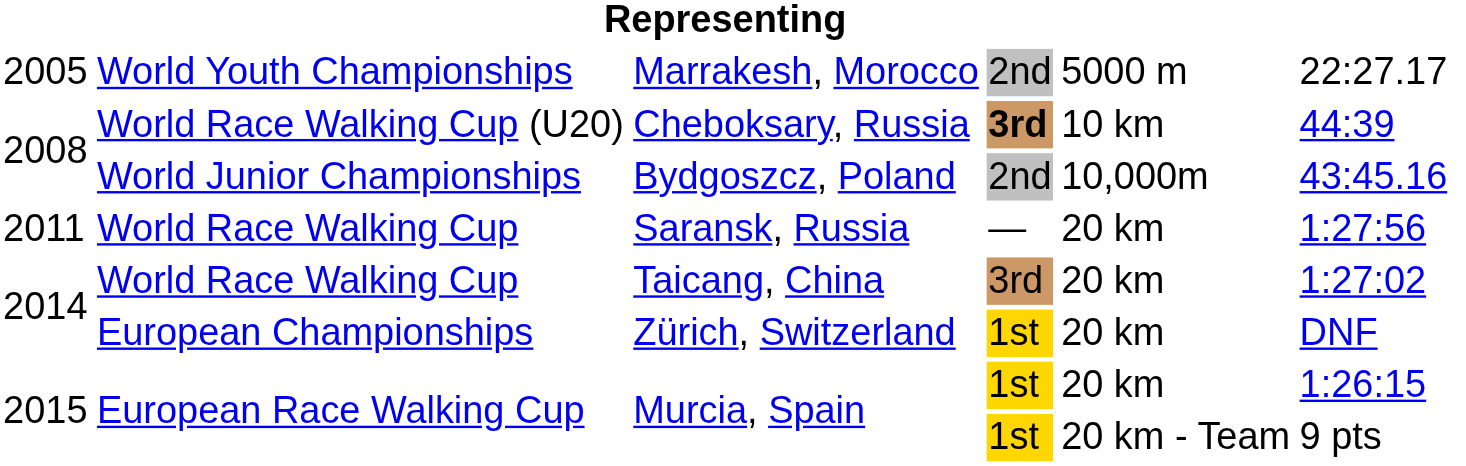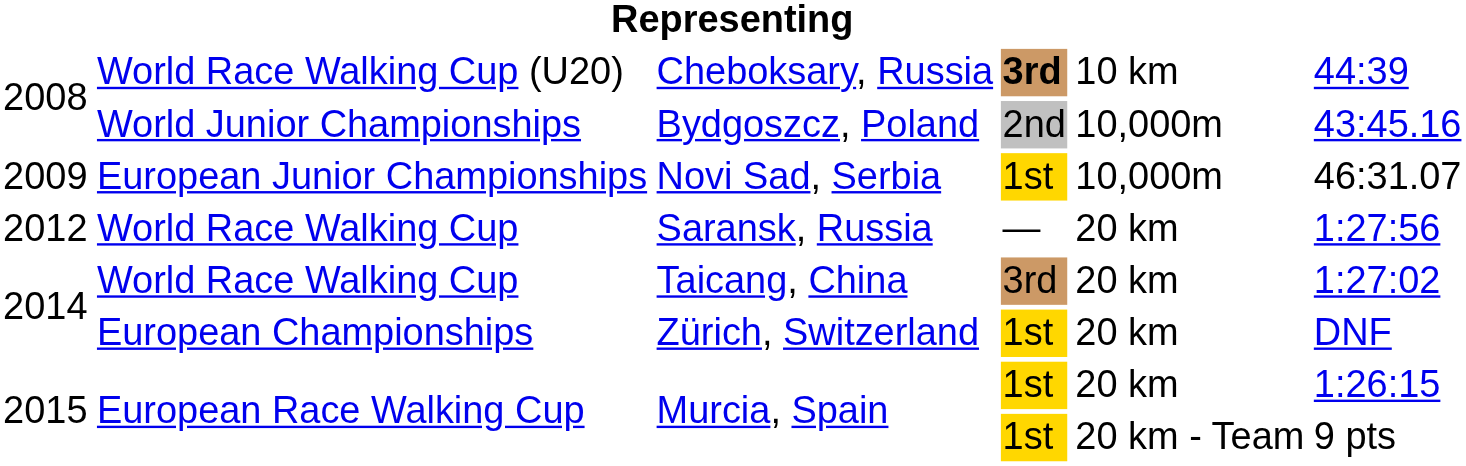- row: (335, 71)
+ row: (372, 176)
(44, 228) 2011 -> (45, 228) 2012
